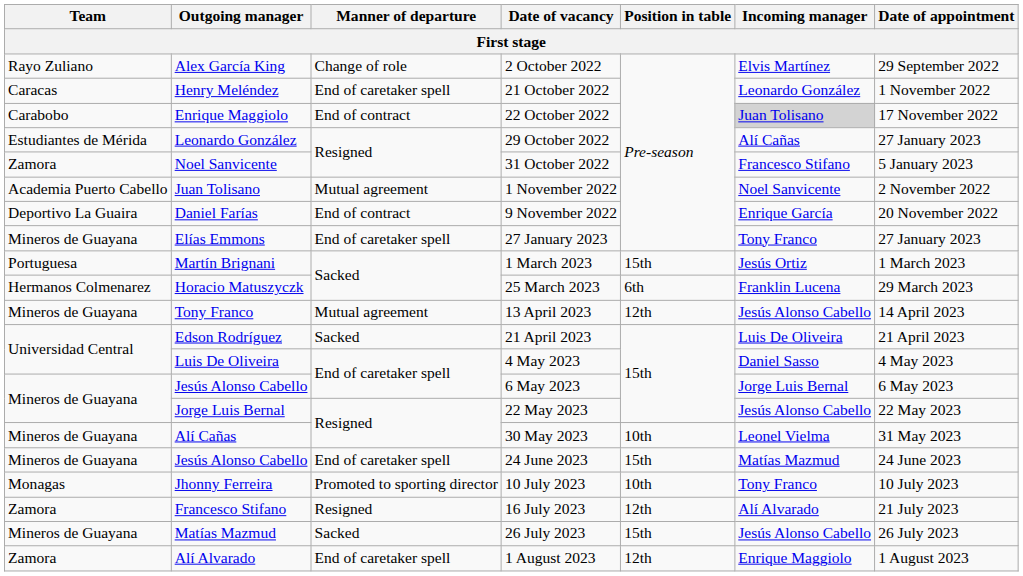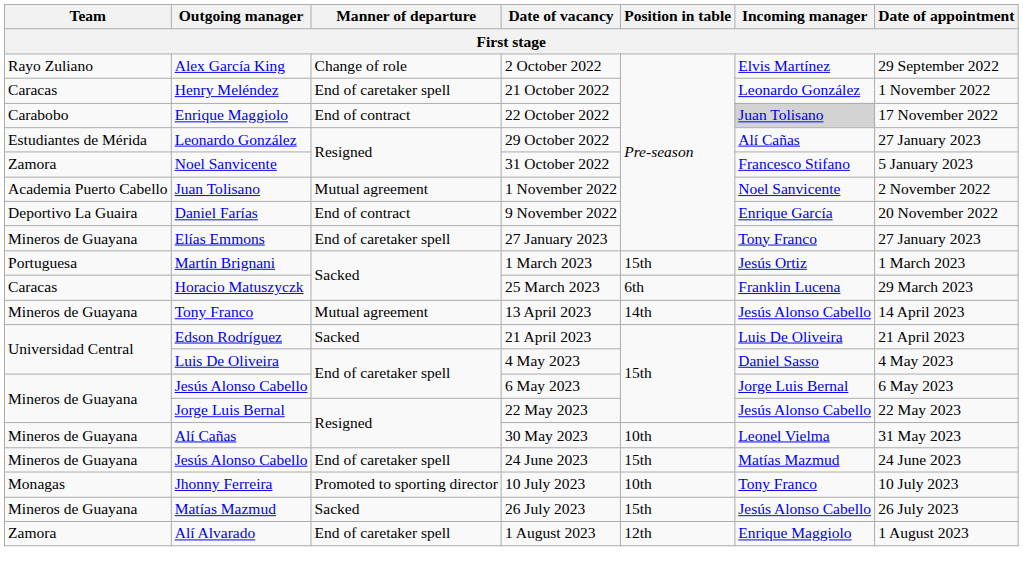(79, 287) Hermanos Colmenarez -> (33, 287) Caracas
(638, 312) 12th -> (638, 312) 14th
- row: (545, 509)
